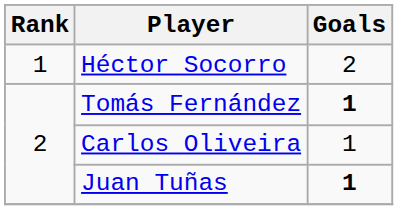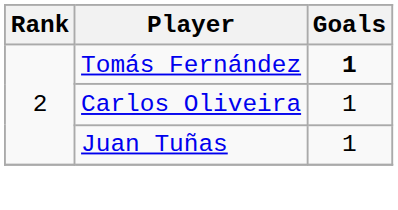- row: (184, 65)
(349, 184) bold -> (349, 144) normal
